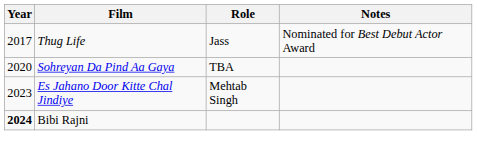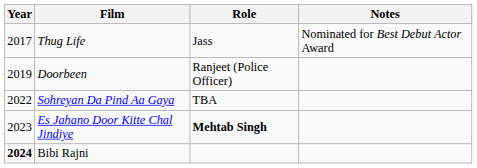+ row: (62, 74)
(20, 67) 2020 -> (20, 100) 2022
(228, 93) normal -> (230, 127) bold
